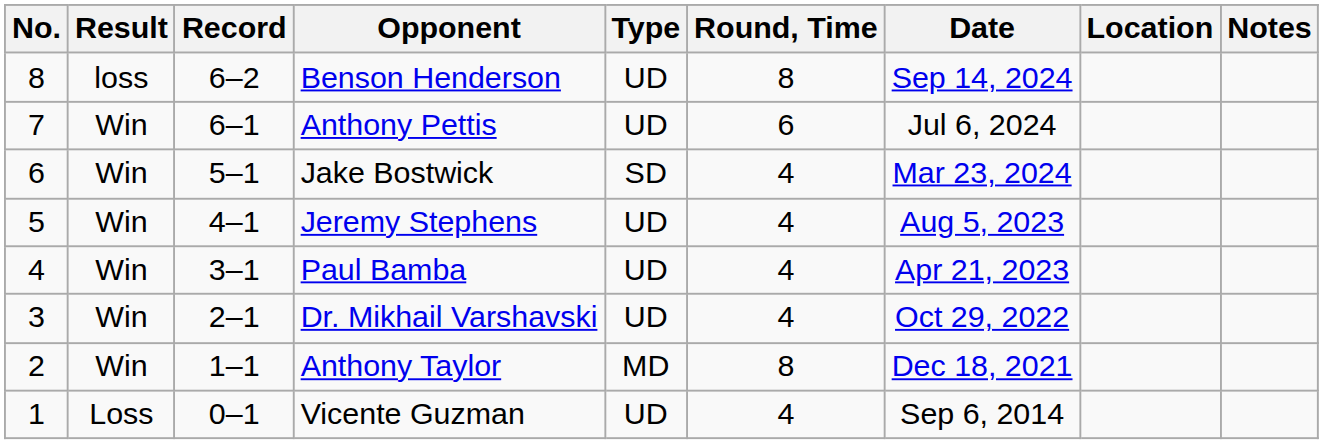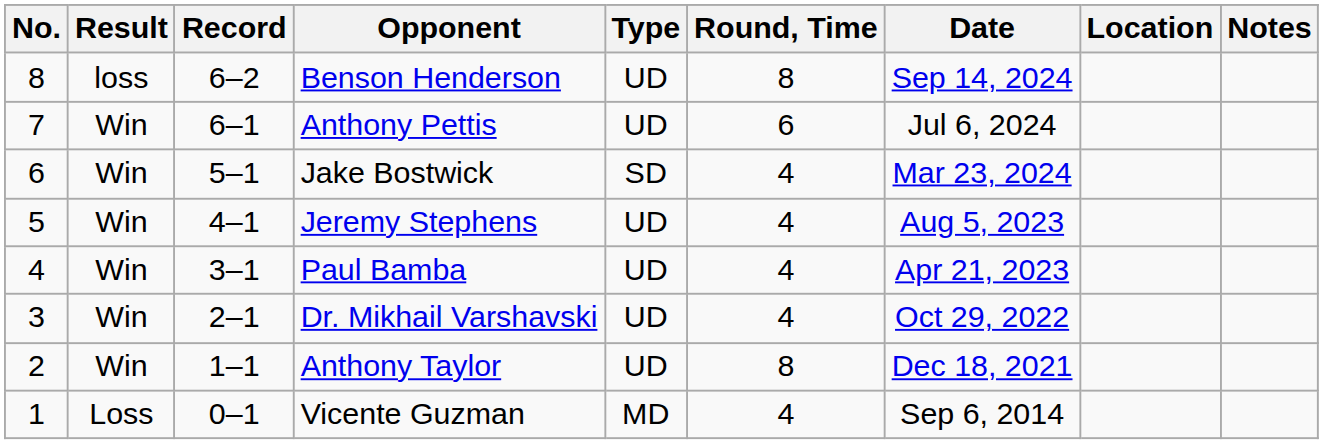(646, 366) MD -> (646, 366) UD
(646, 414) UD -> (646, 414) MD
